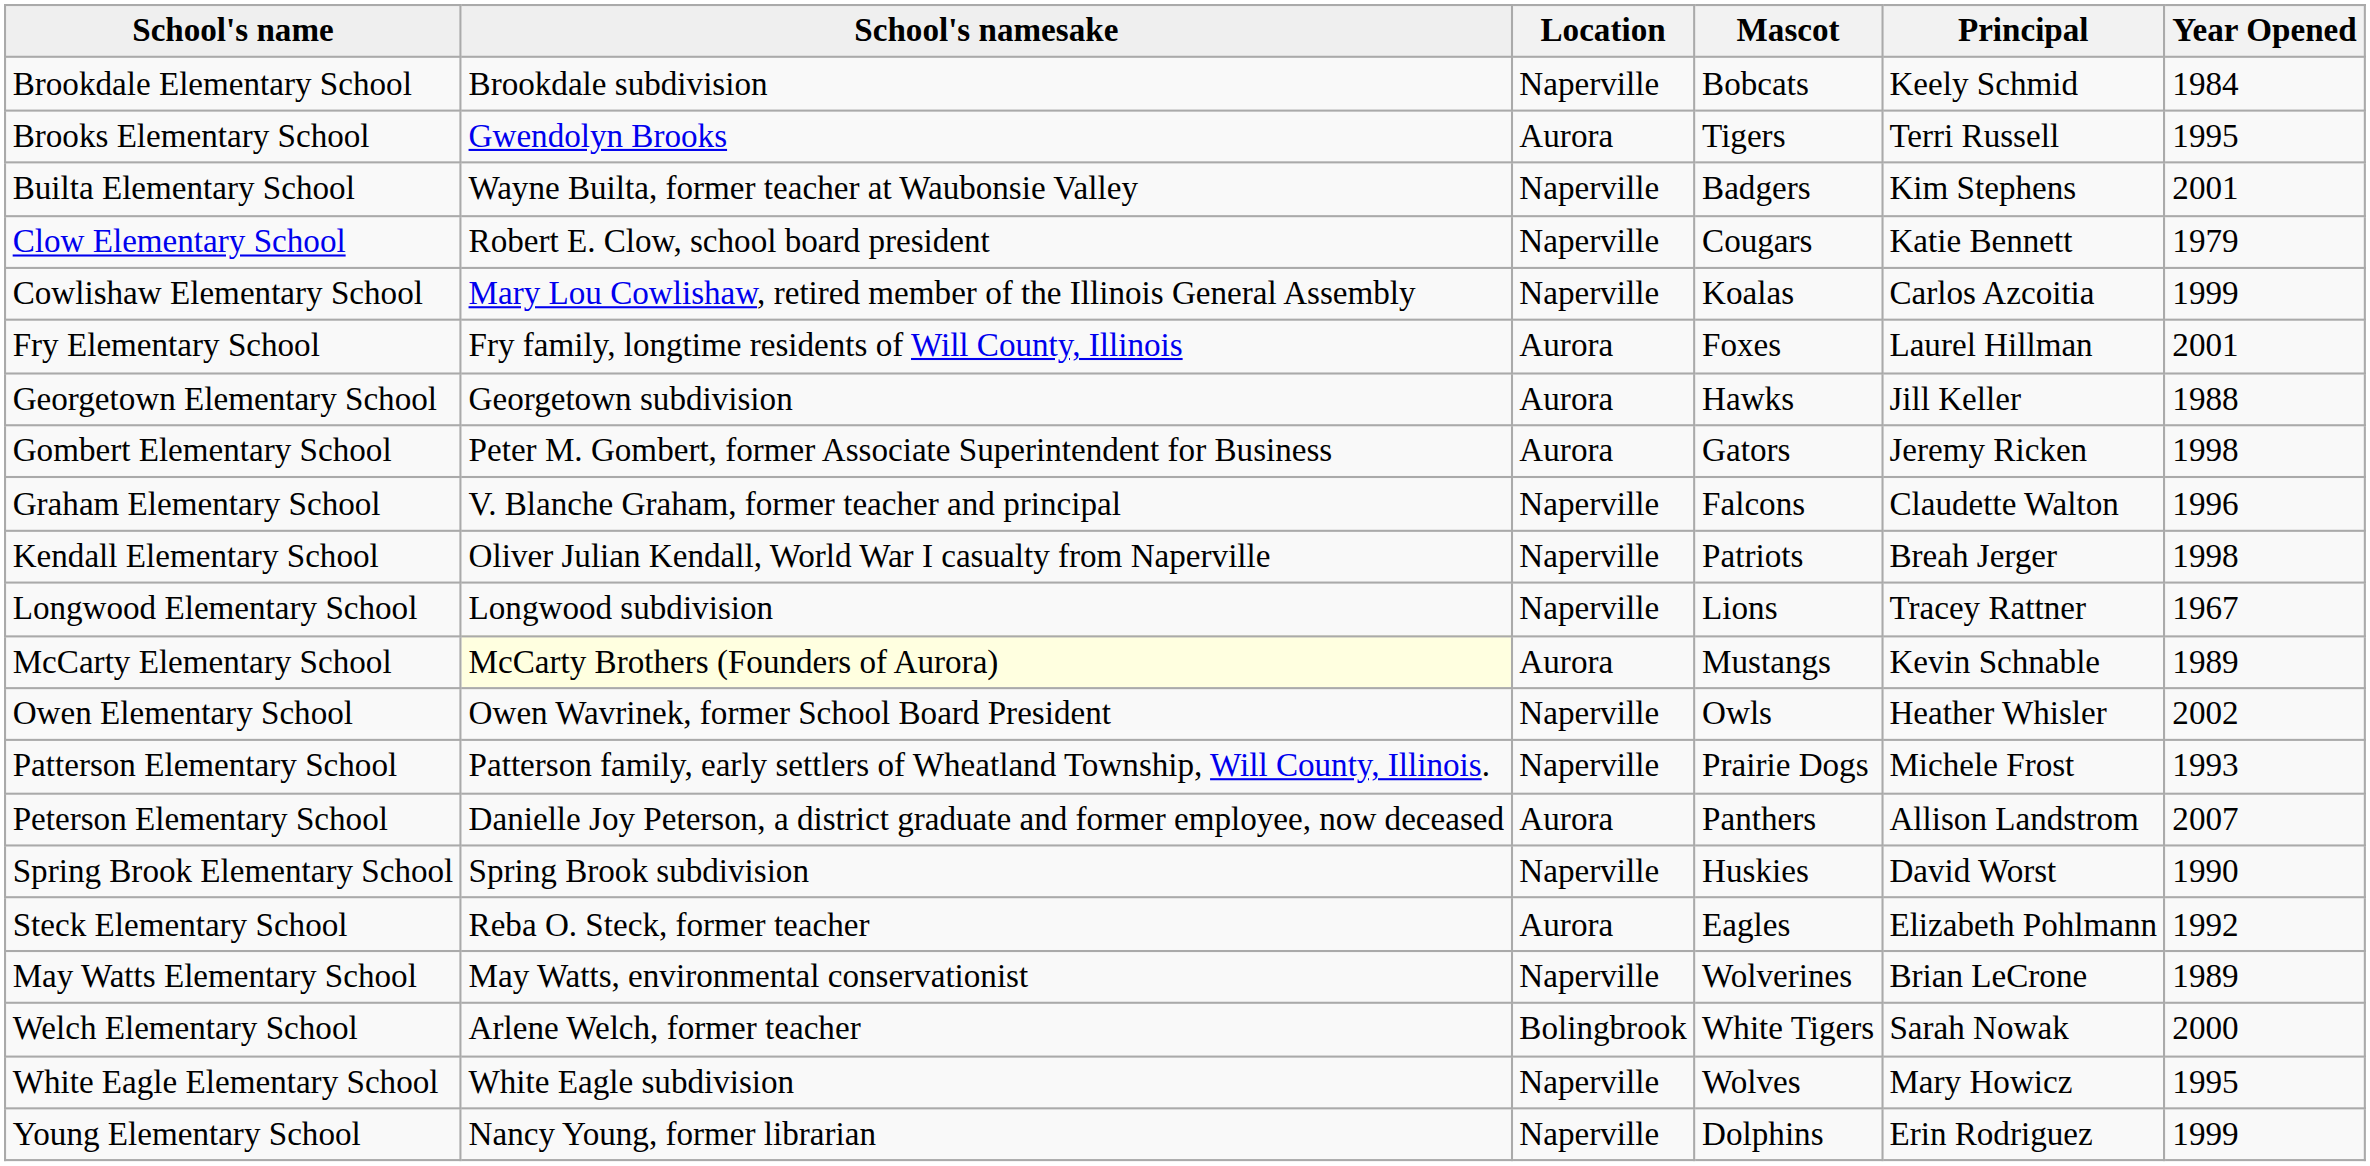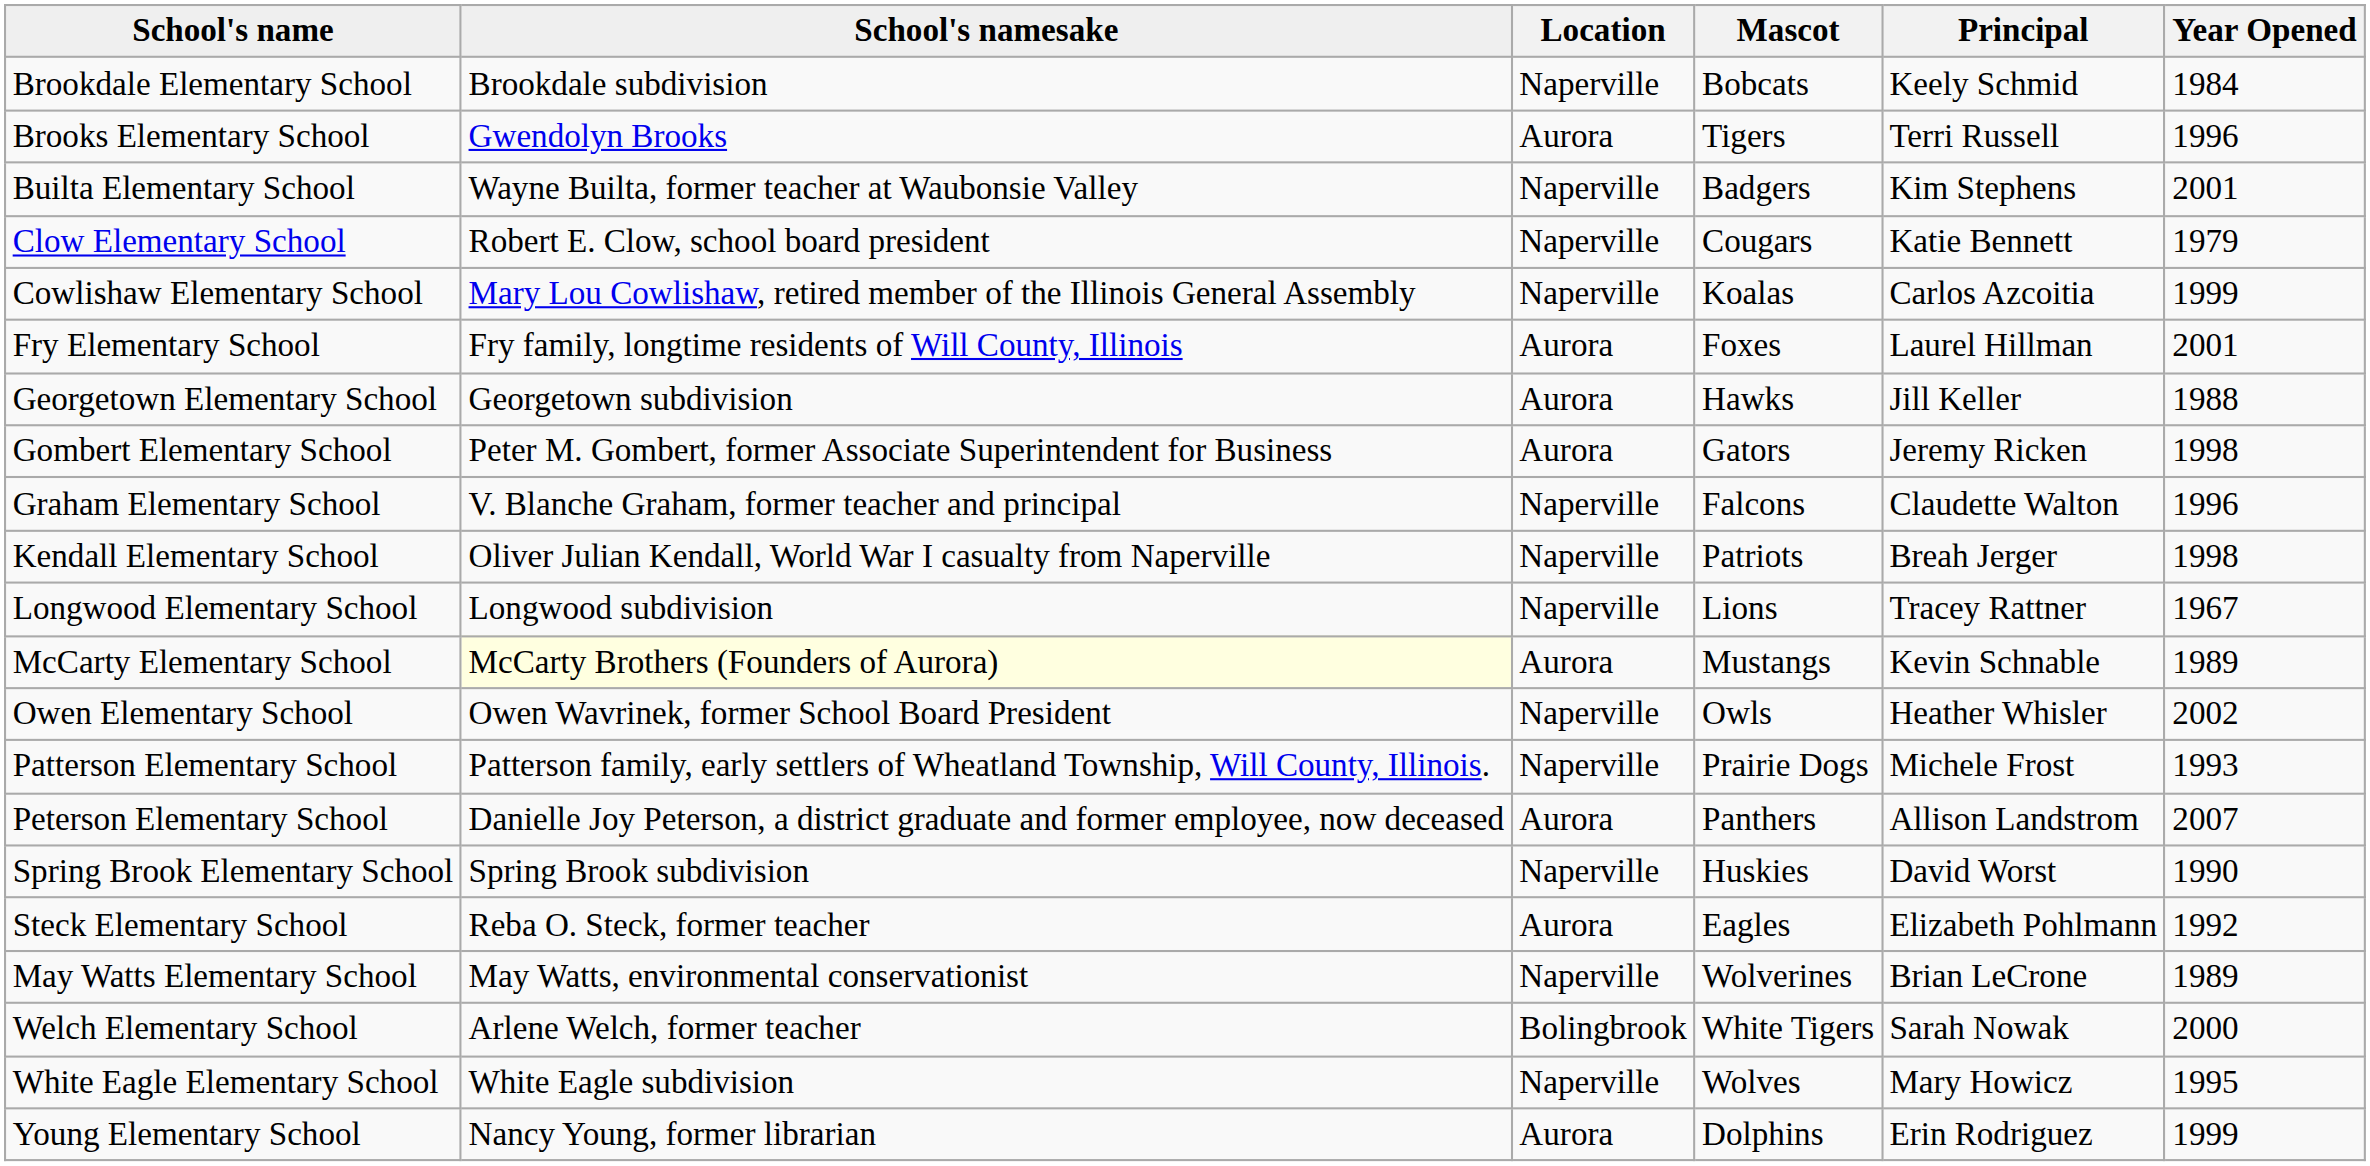(2205, 135) 1995 -> (2205, 135) 1996
(1589, 1133) Naperville -> (1566, 1133) Aurora
